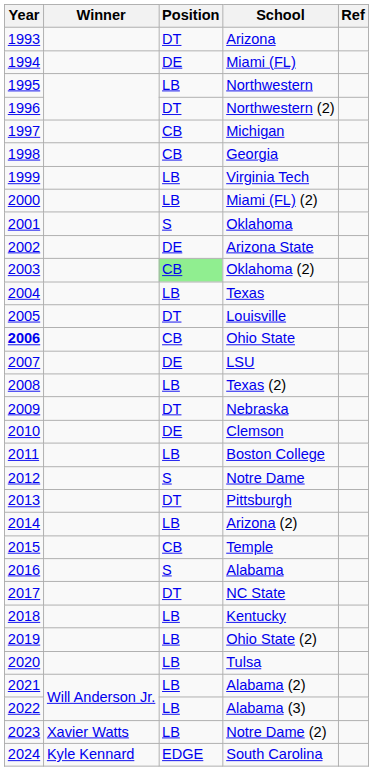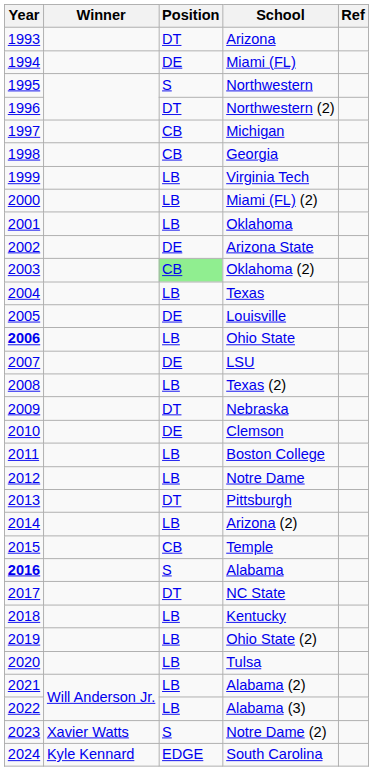(171, 85) LB -> (167, 85) S
(167, 223) S -> (171, 223) LB
(172, 316) DT -> (172, 316) DE
(172, 339) CB -> (171, 339) LB
(167, 477) S -> (171, 477) LB
(24, 570) normal -> (24, 570) bold
(171, 731) LB -> (167, 731) S
